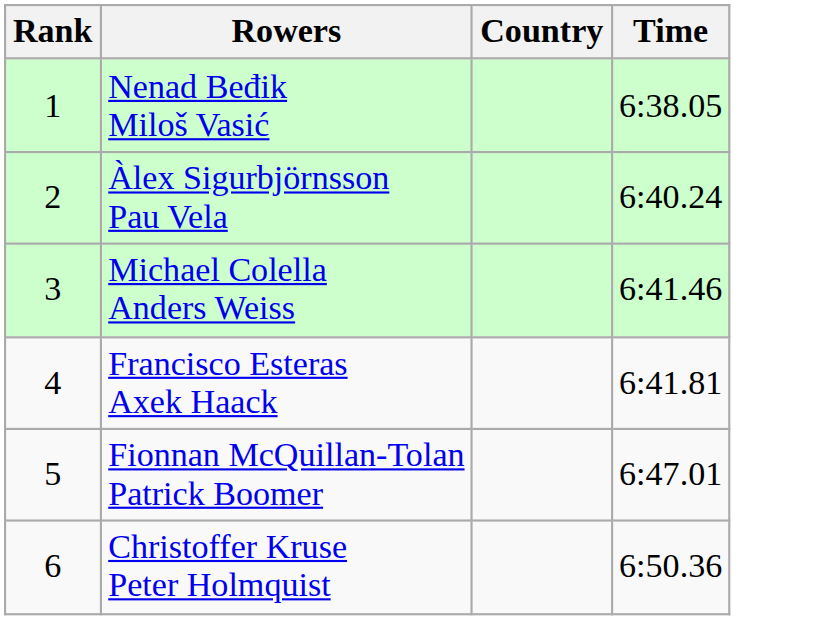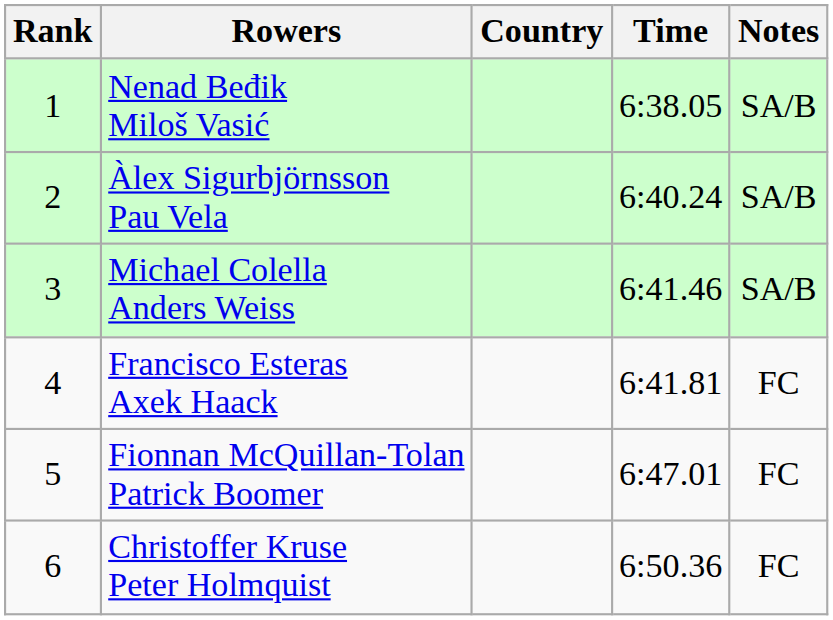+ column: (779, 31)
